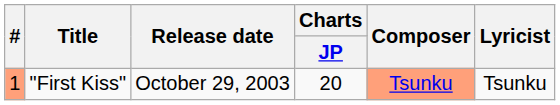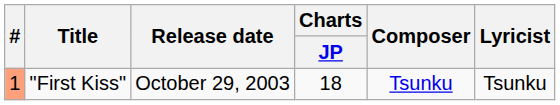(331, 83) 20 -> (331, 83) 18
(421, 83) lightsalmon background -> (421, 83) no background
